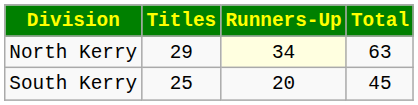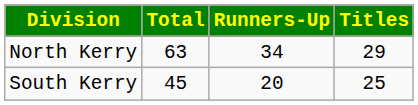columns swapped: (181, 21) <-> (380, 21)
(284, 52) lightyellow background -> (272, 52) no background
